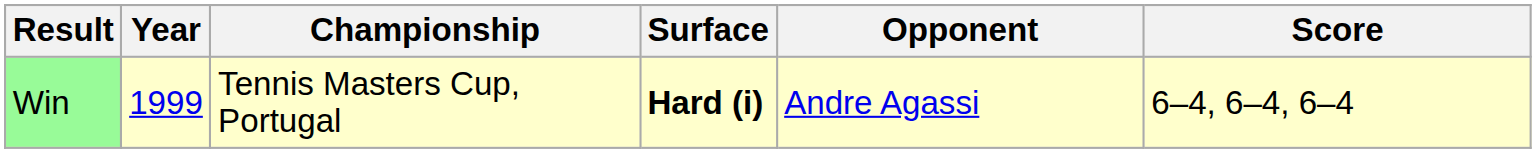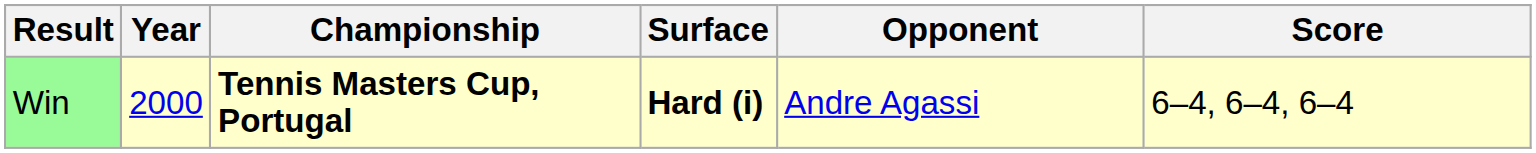(166, 101) 1999 -> (166, 101) 2000
(369, 101) normal -> (379, 101) bold
